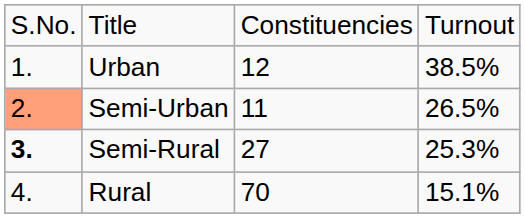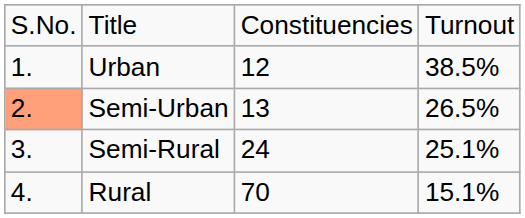(254, 108) 11 -> (255, 108) 13
(22, 150) bold -> (22, 150) normal
(255, 150) 27 -> (255, 150) 24
(462, 150) 25.3% -> (462, 150) 25.1%
